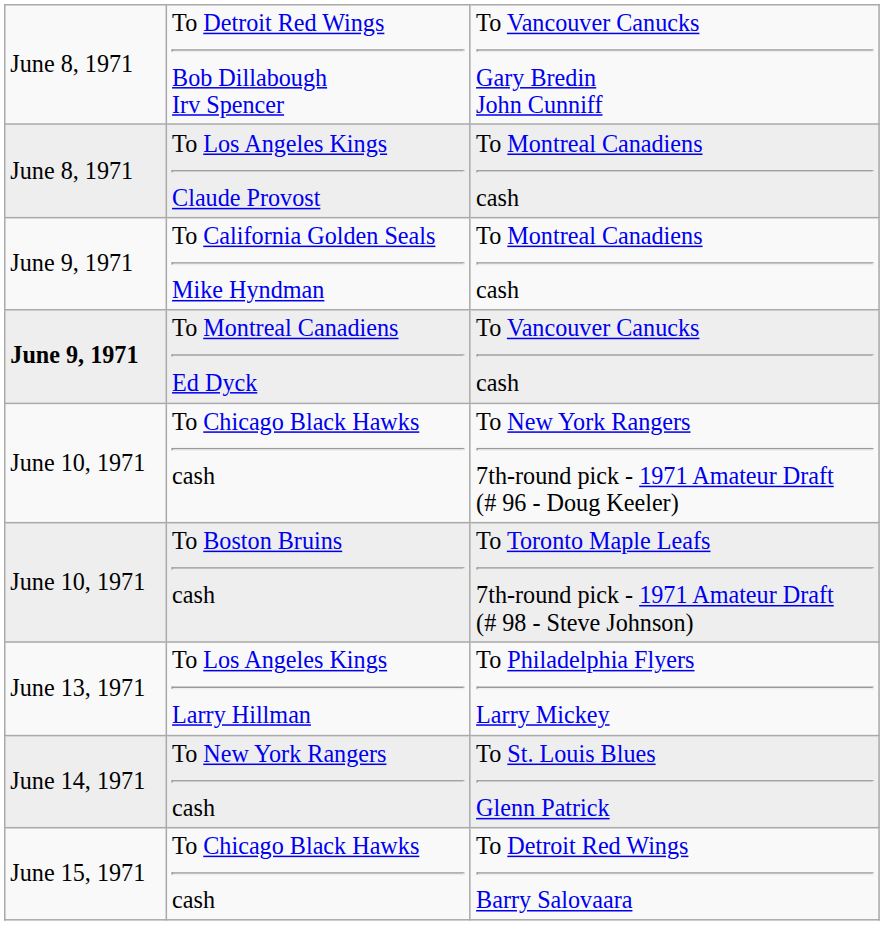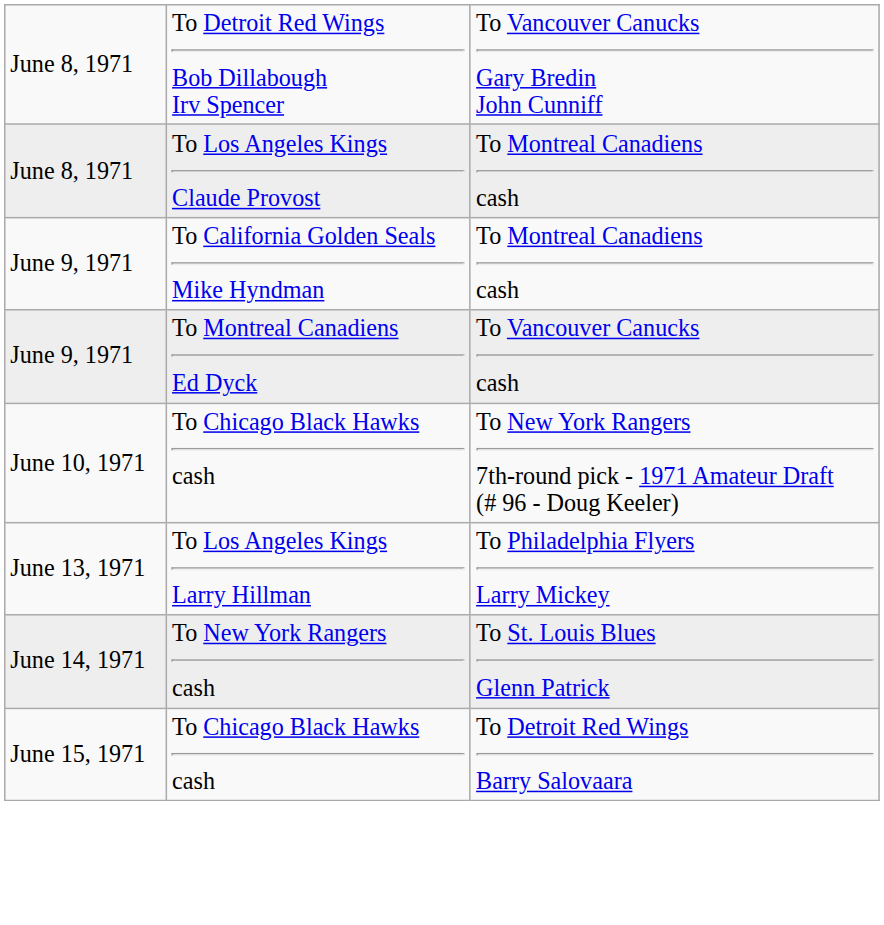(74, 356) bold -> (72, 356) normal
- row: (319, 568)
